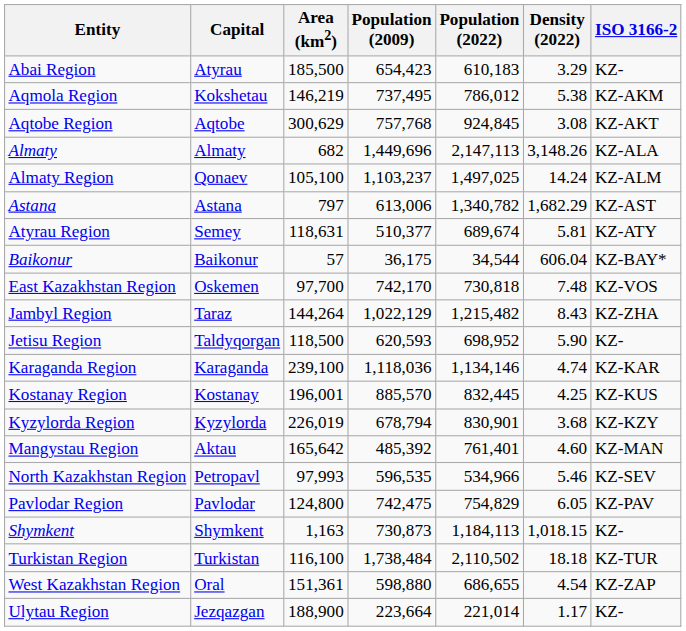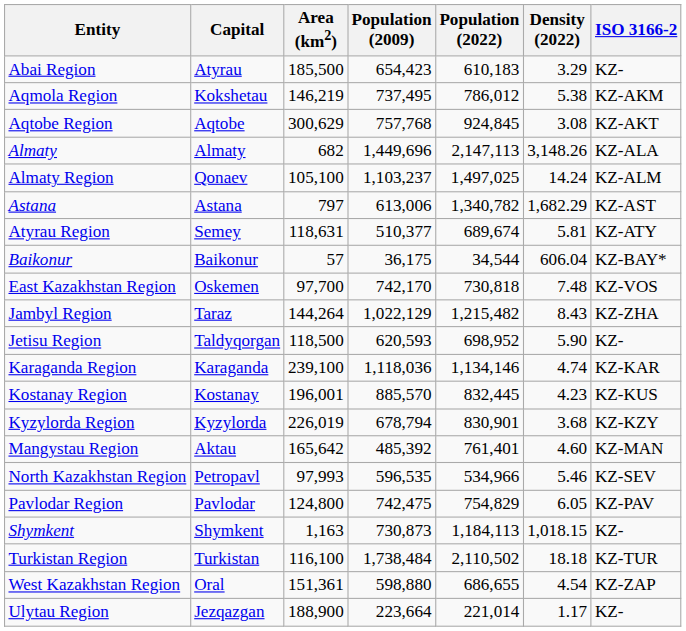(572, 394) 4.25 -> (572, 394) 4.23
